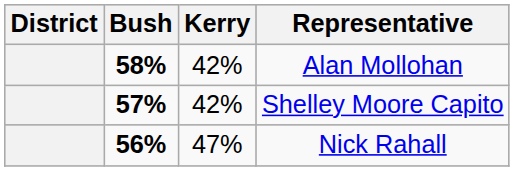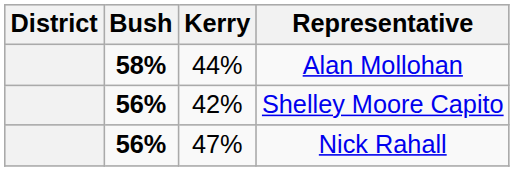(217, 64) 42% -> (217, 64) 44%
(141, 104) 57% -> (141, 104) 56%
